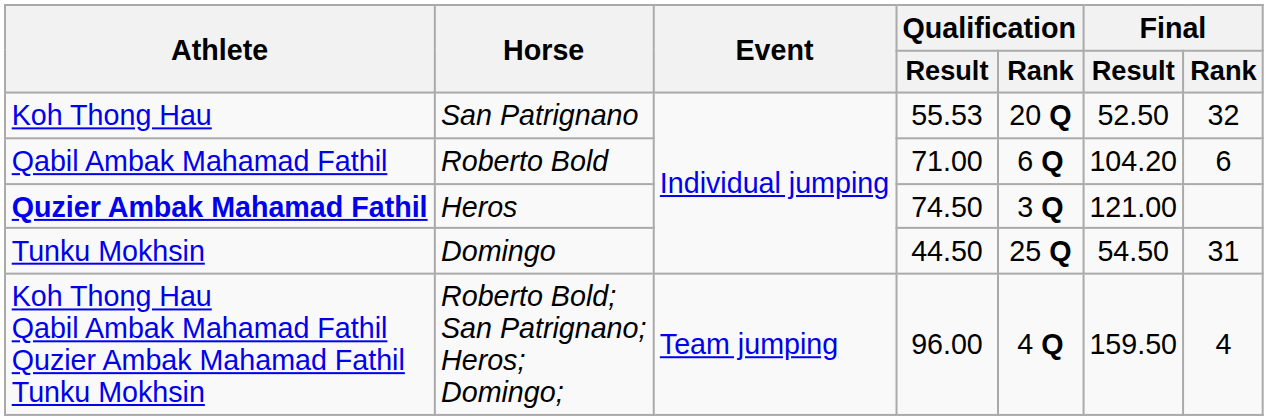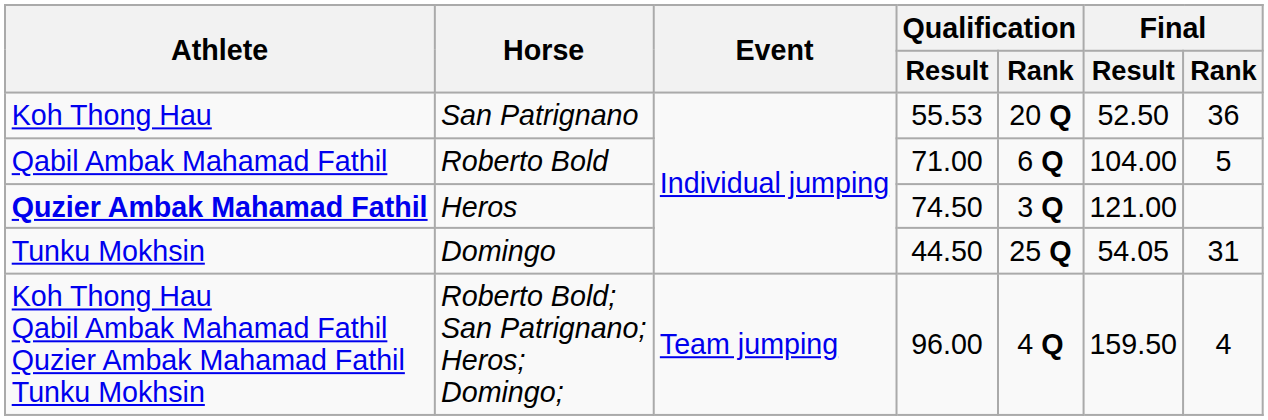(1223, 116) 32 -> (1223, 116) 36
(1133, 161) 104.20 -> (1133, 161) 104.00
(1223, 161) 6 -> (1223, 161) 5
(1133, 252) 54.50 -> (1133, 252) 54.05
